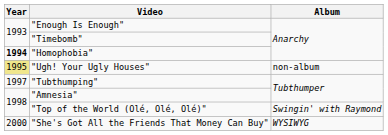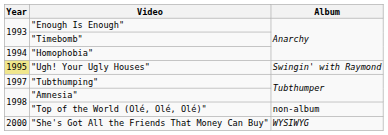(17, 53) bold -> (17, 53) normal
(296, 67) non-album -> (327, 67) Swingin' with Raymond
(327, 109) Swingin' with Raymond -> (296, 109) non-album
